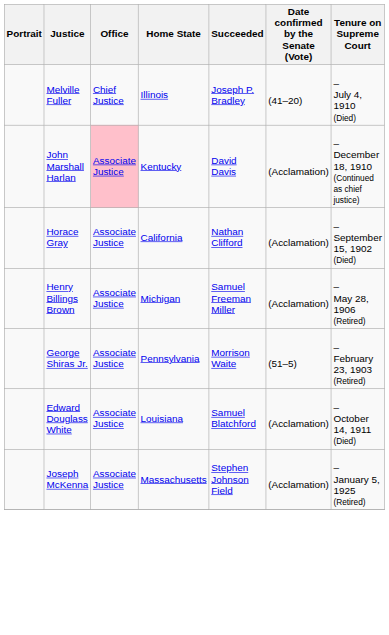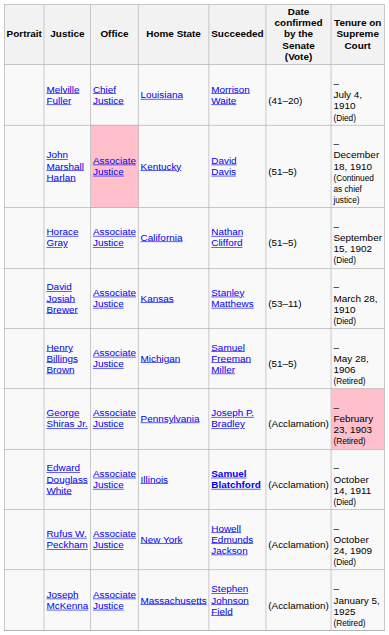(154, 95) Illinois -> (162, 95) Louisiana
(233, 95) Joseph P. Bradley -> (231, 95) Morrison Waite
(299, 172) (Acclamation) -> (283, 172) (51–5)
(299, 243) (Acclamation) -> (283, 243) (51–5)
+ row: (62, 298)
(299, 304) (Acclamation) -> (283, 364) (51–5)
(231, 358) Morrison Waite -> (233, 419) Joseph P. Bradley
(283, 364) (51–5) -> (299, 424) (Acclamation)
(353, 364) no background -> (353, 424) pink background
(162, 419) Louisiana -> (154, 479) Illinois
(234, 419) normal -> (236, 479) bold
+ row: (67, 539)
